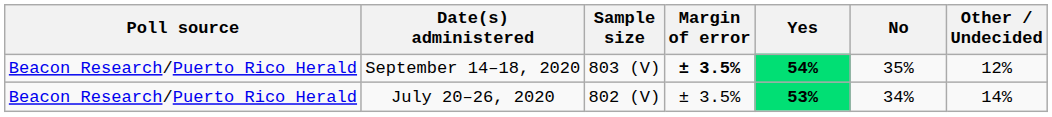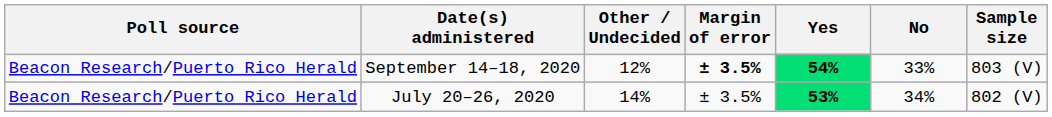columns swapped: (624, 29) <-> (997, 29)
(898, 68) 35% -> (919, 68) 33%
